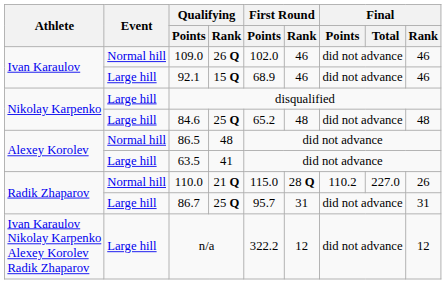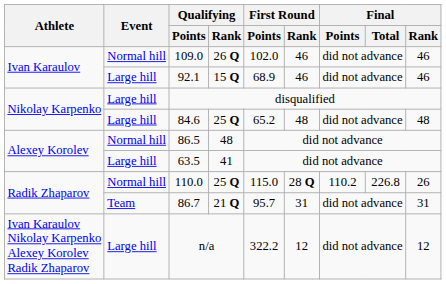(226, 182) 21 Q -> (226, 182) 25 Q
(386, 182) 227.0 -> (386, 182) 226.8
(132, 203) Large hill -> (121, 203) Team
(226, 203) 25 Q -> (226, 203) 21 Q
